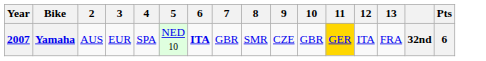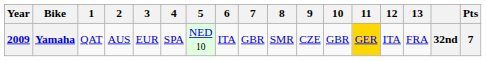+ column: (91, 14)
(18, 39) 2007 -> (18, 39) 2009
(200, 39) bold -> (227, 39) normal
(444, 39) 6 -> (470, 39) 7
